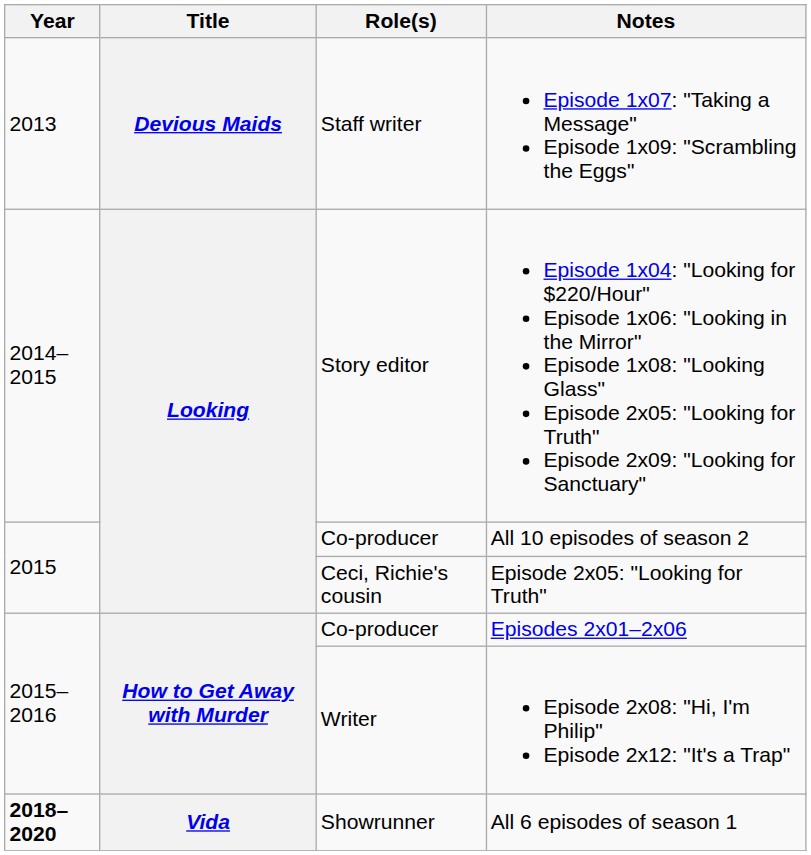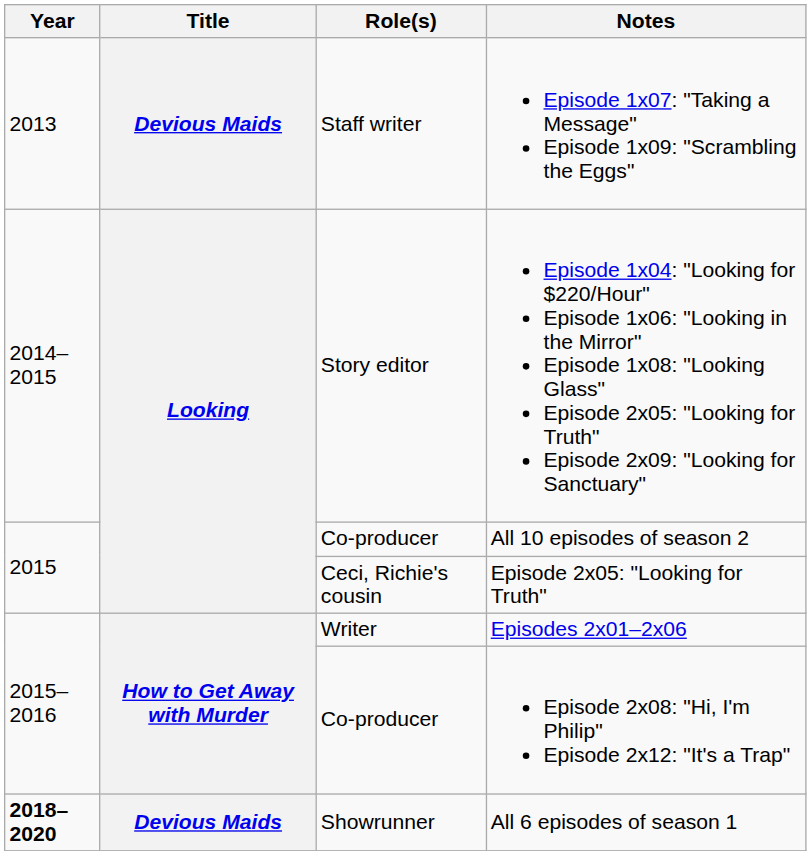(380, 629) Co-producer -> (349, 629) Writer
(349, 719) Writer -> (380, 719) Co-producer
(208, 821) Vida -> (208, 821) Devious Maids
